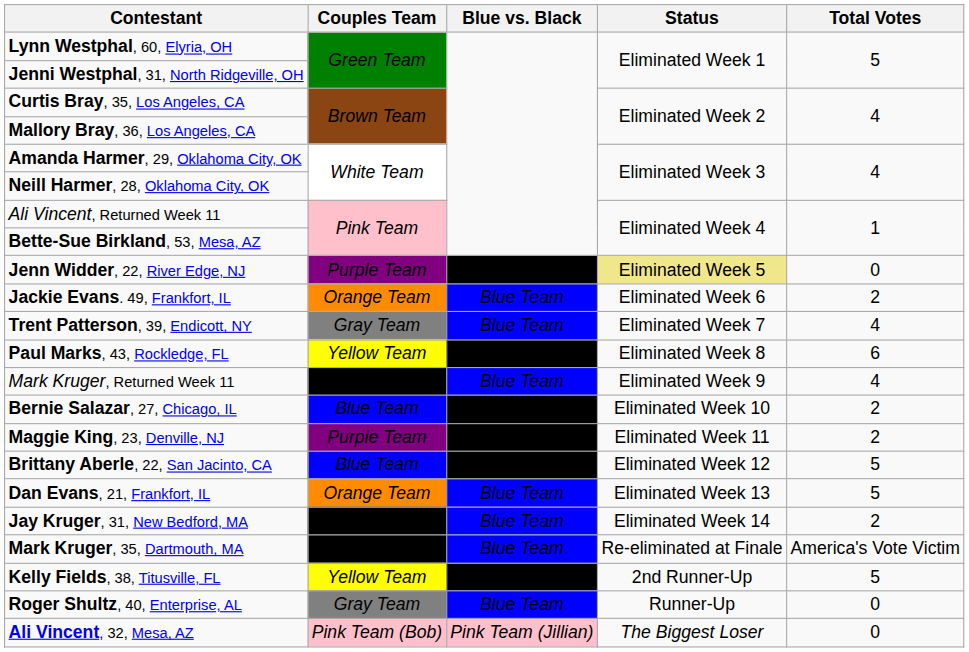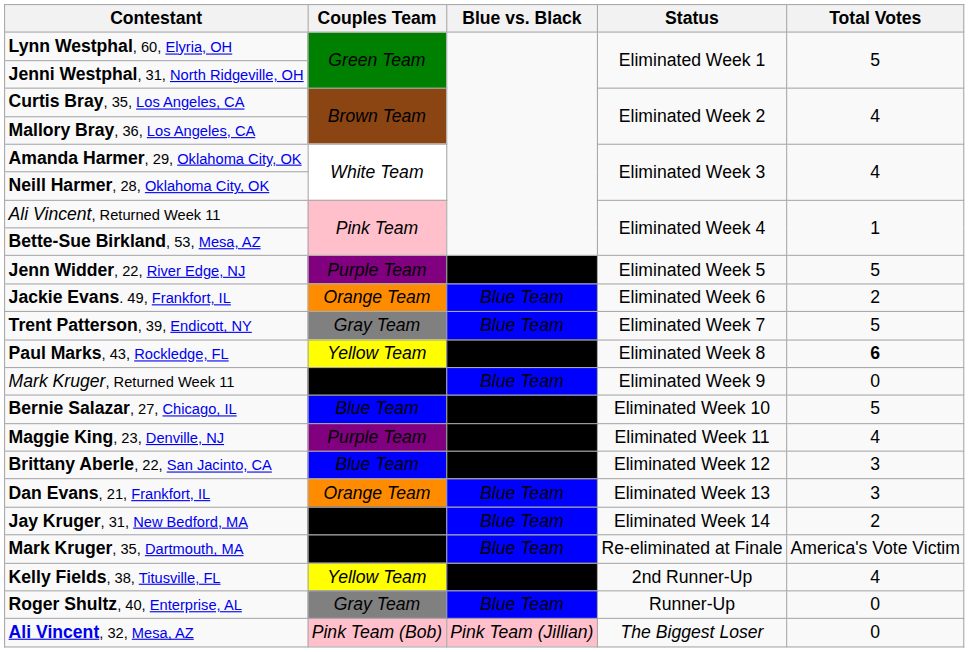(692, 269) khaki background -> (692, 269) no background
(875, 269) 0 -> (875, 269) 5
(875, 325) 4 -> (875, 325) 5
(875, 353) normal -> (875, 353) bold
(875, 381) 4 -> (875, 381) 0
(875, 409) 2 -> (875, 409) 5
(875, 437) 2 -> (875, 437) 4
(875, 465) 5 -> (875, 465) 3
(875, 492) 5 -> (875, 492) 3
(875, 576) 5 -> (875, 576) 4
